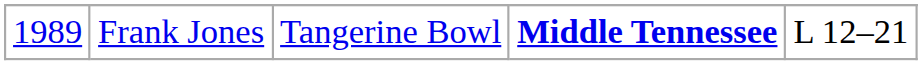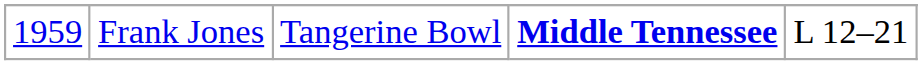(48, 31) 1989 -> (48, 31) 1959
